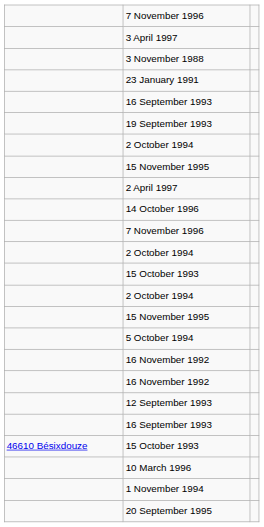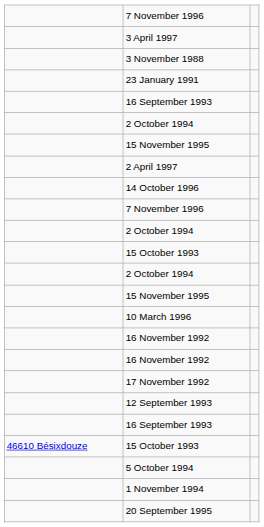- row: (64, 124)
rows swapped: (64, 468) <-> (64, 339)
+ row: (64, 382)
